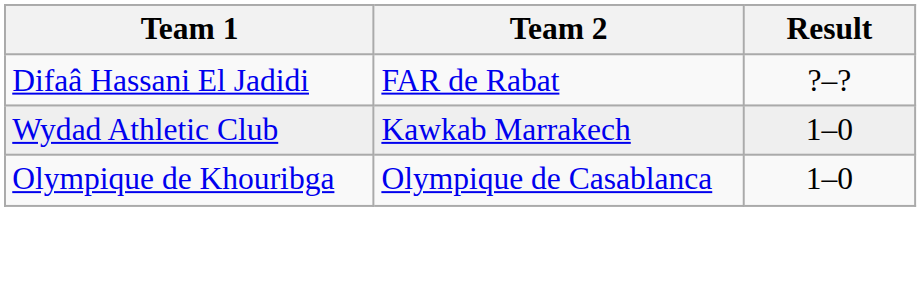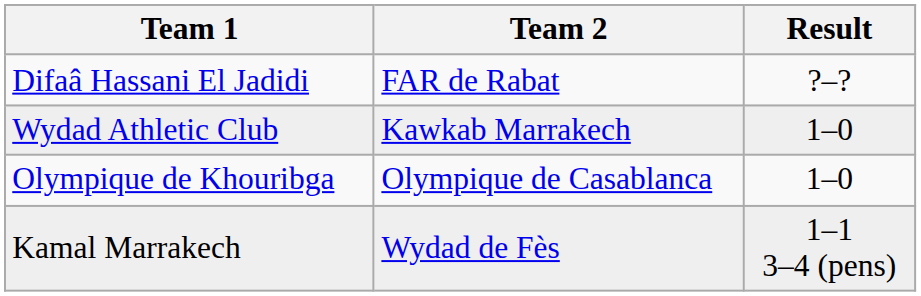+ row: (126, 247)
